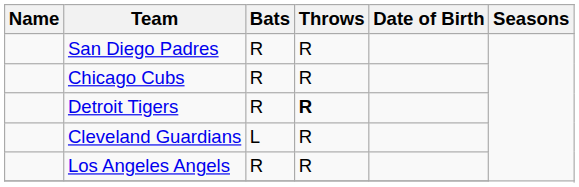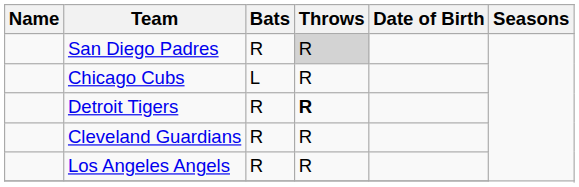(305, 48) no background -> (305, 48) lightgrey background
(257, 78) R -> (255, 78) L
(255, 136) L -> (257, 136) R
